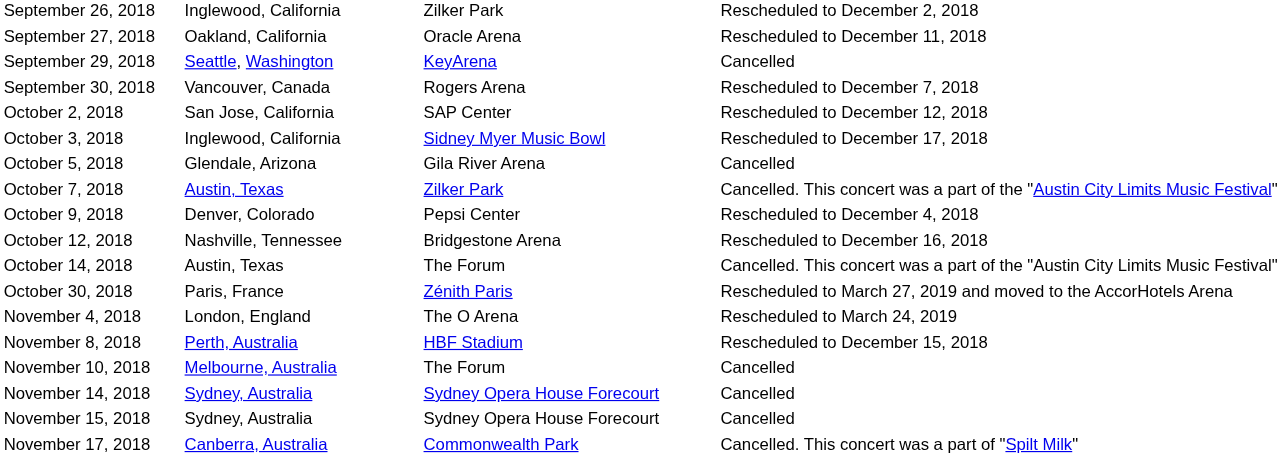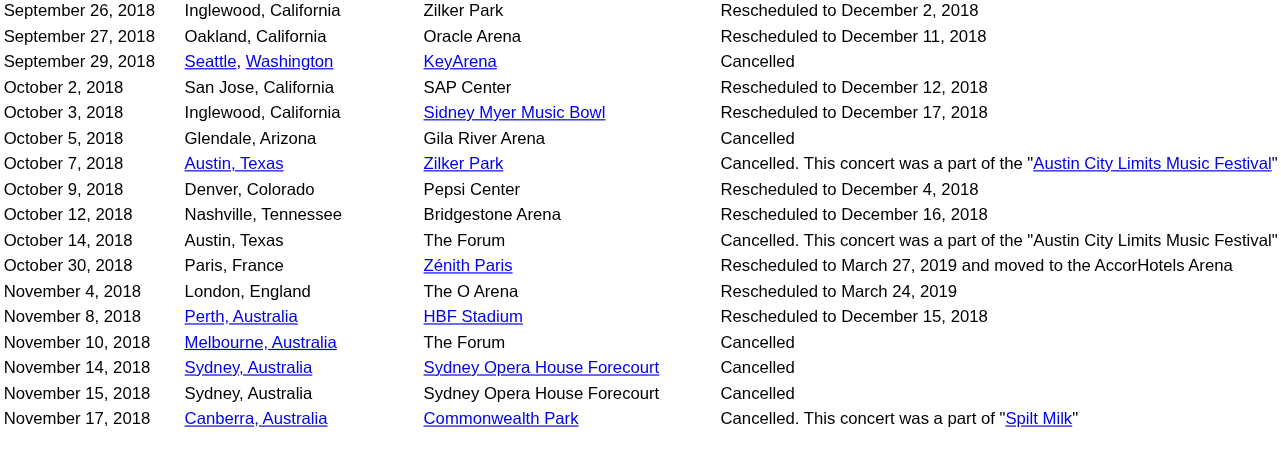- row: (79, 87)
